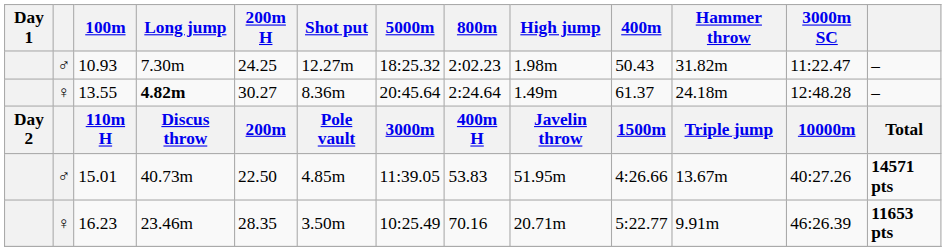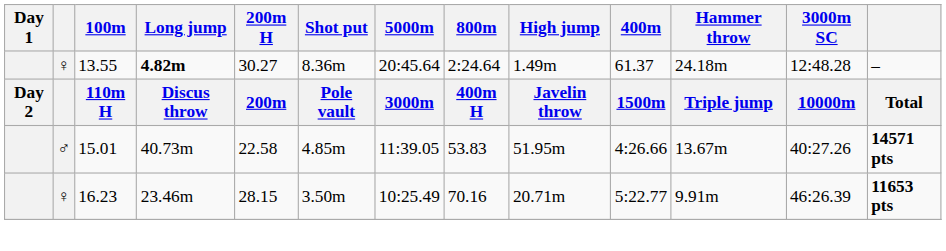- row: (98, 65)
(258, 176) 22.50 -> (258, 149) 22.58
(258, 223) 28.35 -> (258, 195) 28.15
